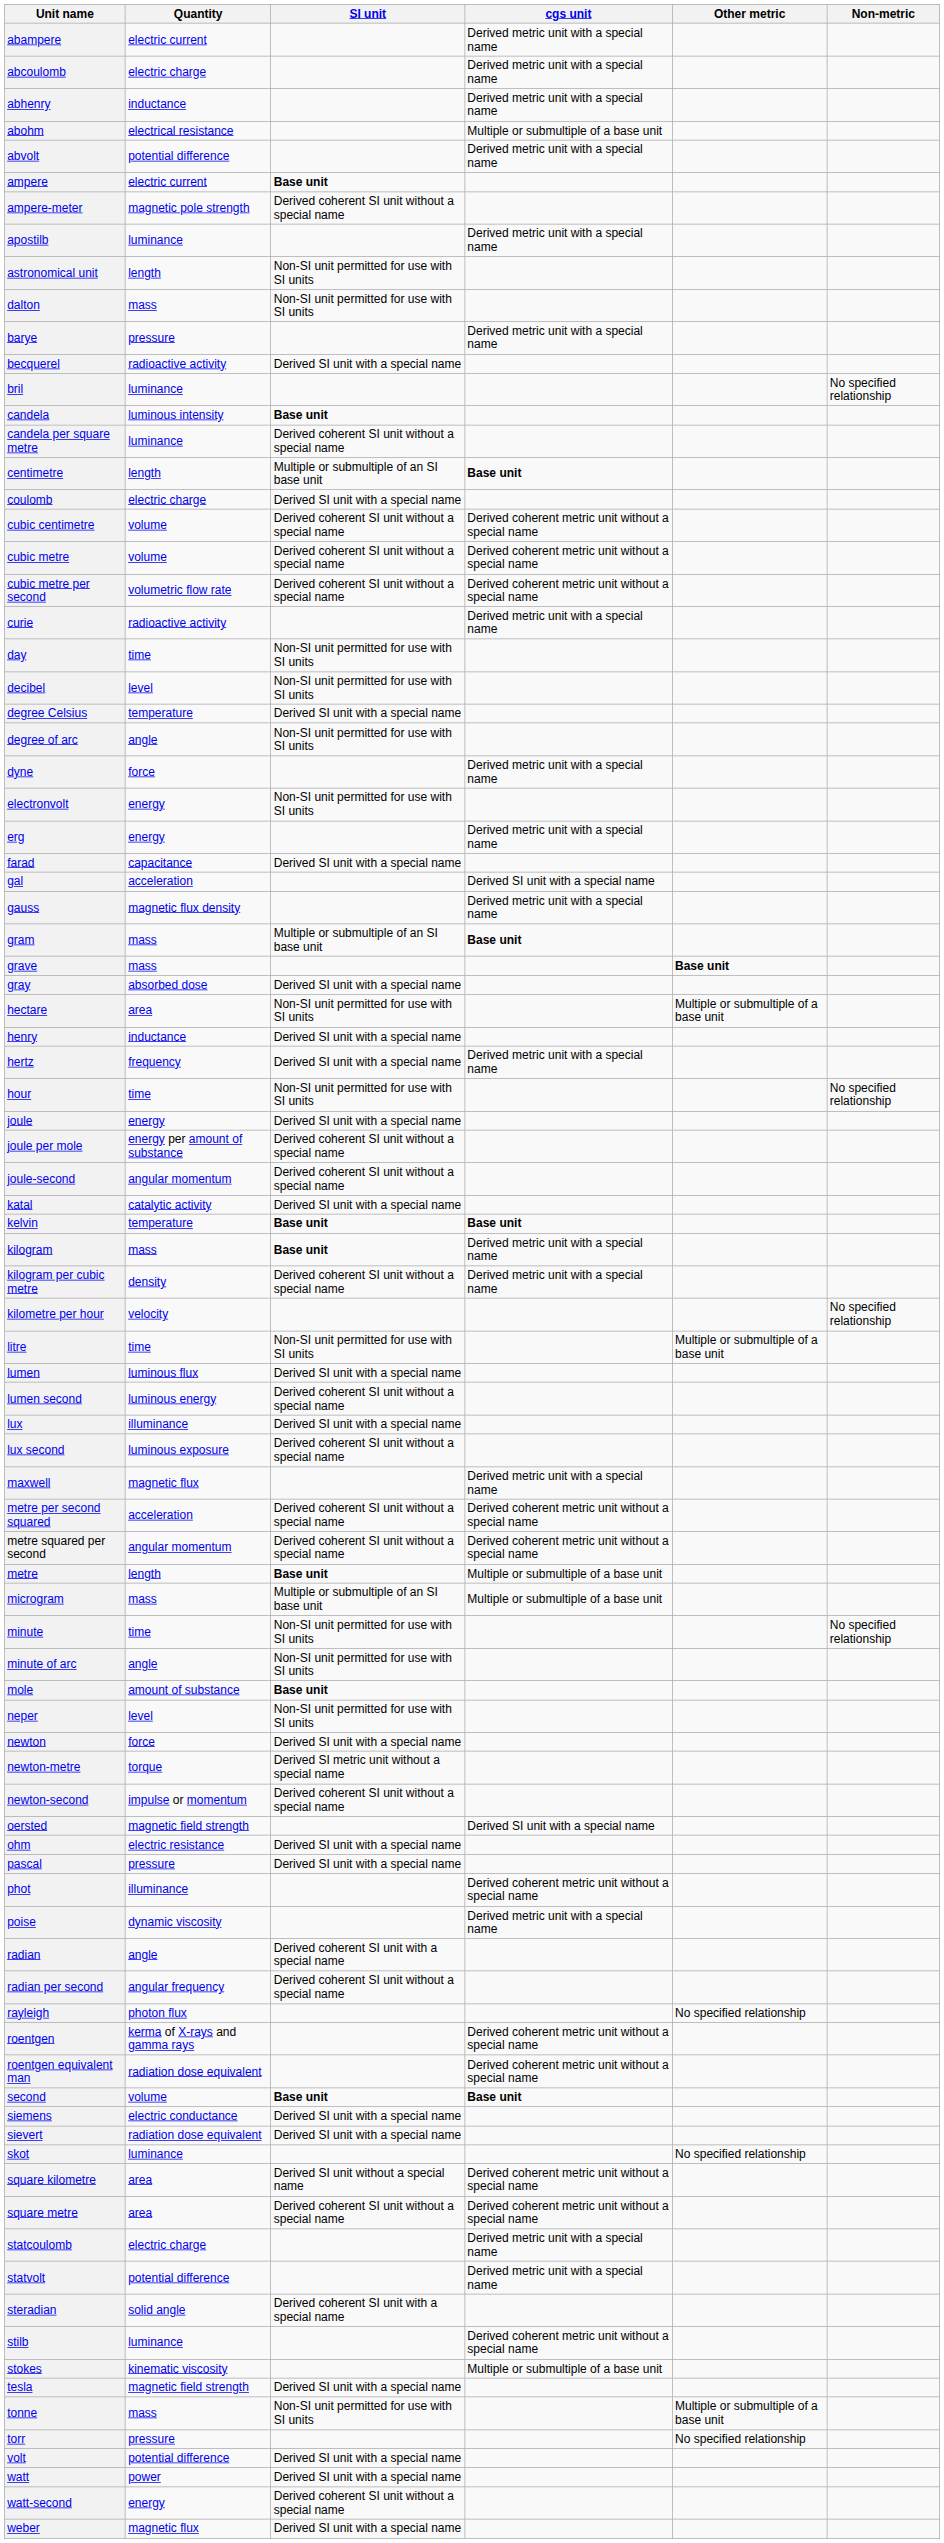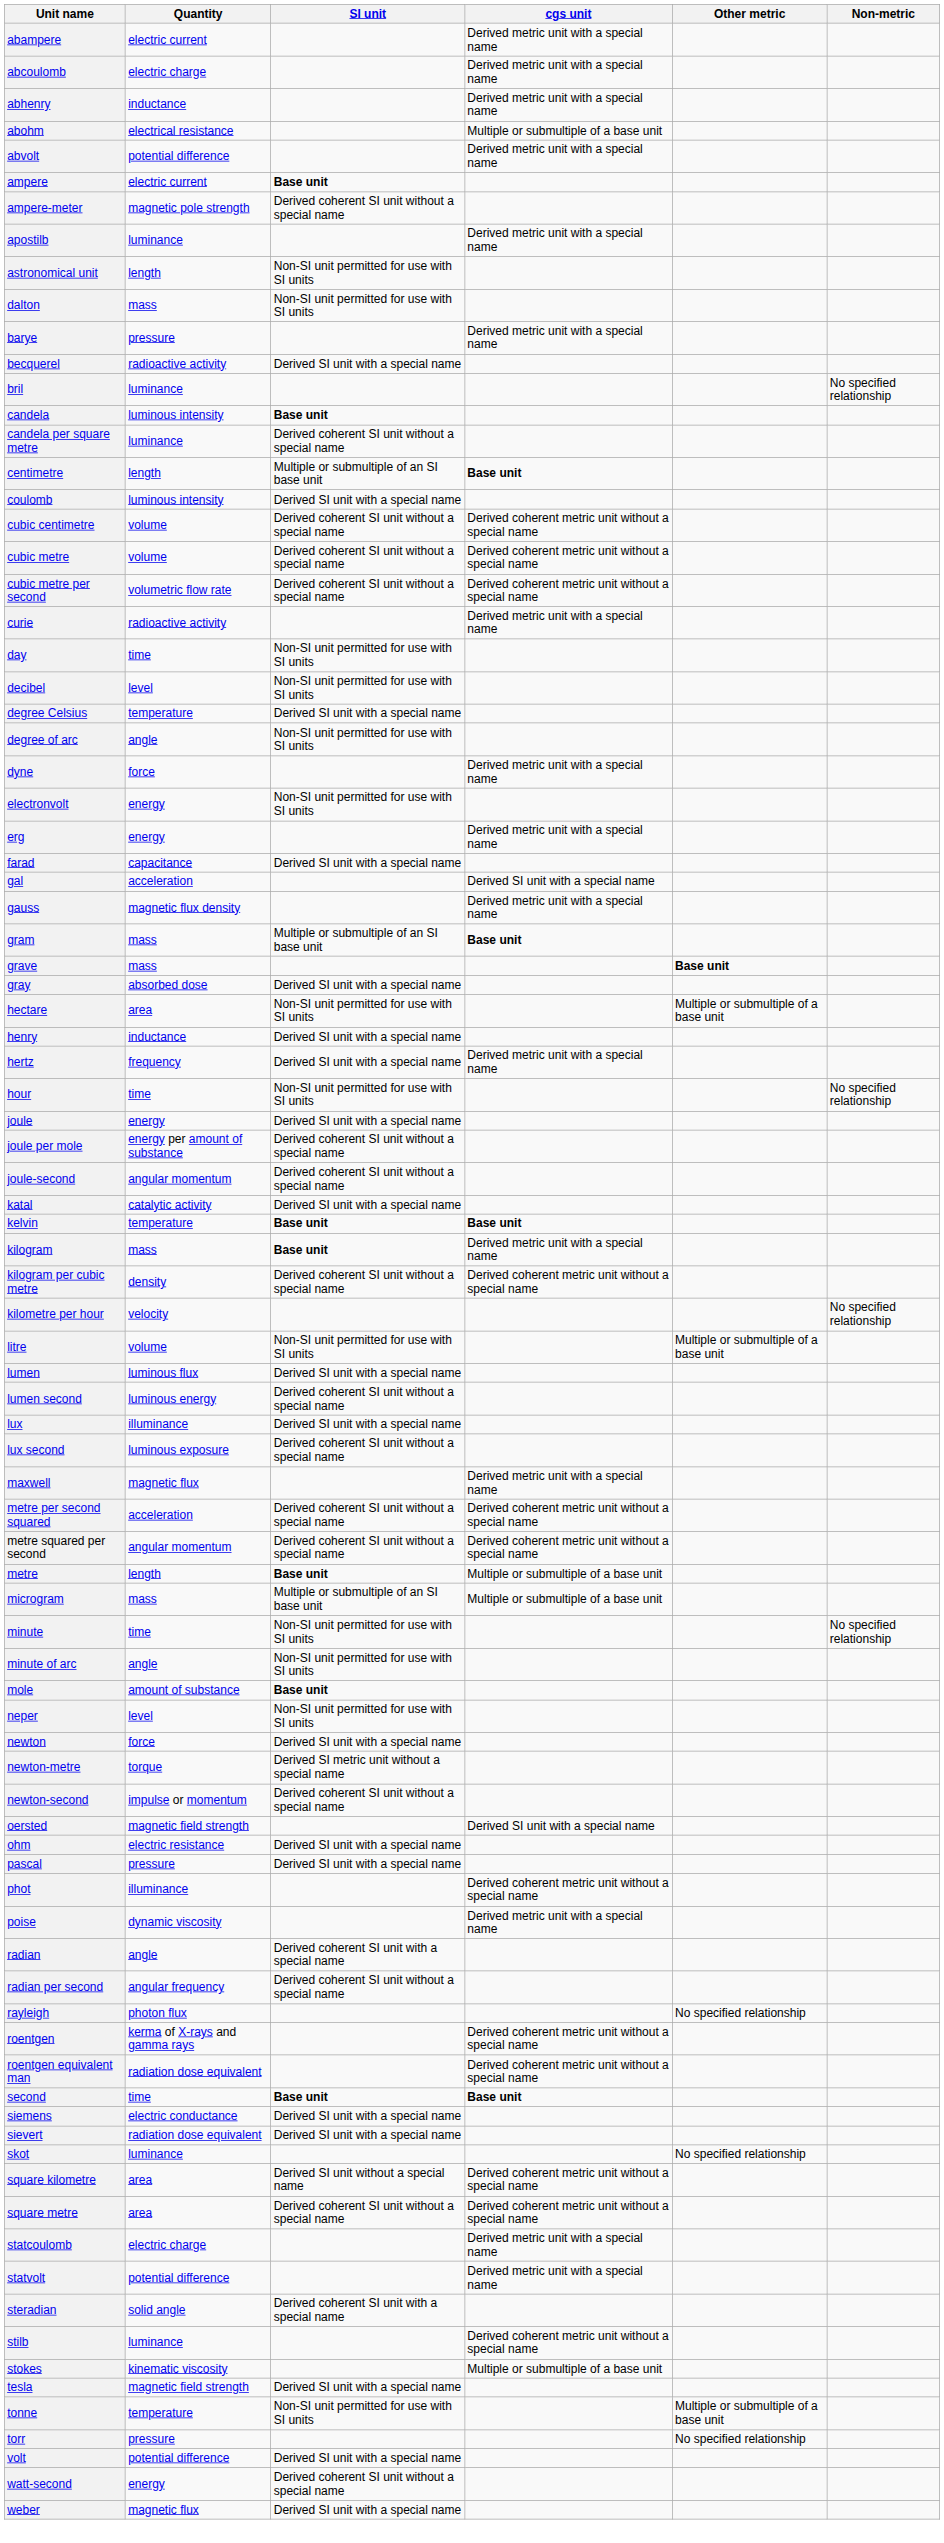(167, 499) electric charge -> (176, 499) luminous intensity
(555, 1282) Derived metric unit with a special name -> (568, 1282) Derived coherent metric unit without a special name
(139, 1347) time -> (147, 1347) volume
(147, 2097) volume -> (139, 2097) time
(142, 2413) mass -> (160, 2413) temperature
- row: (18, 2477)
